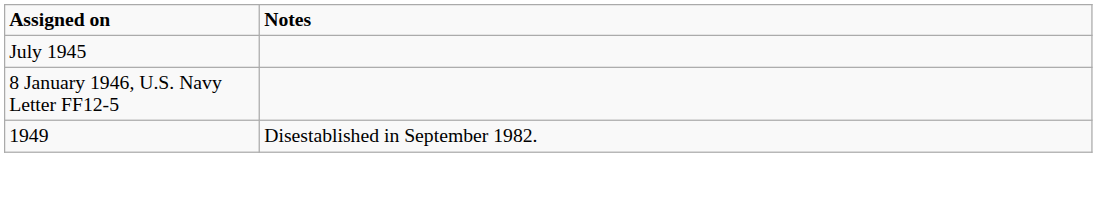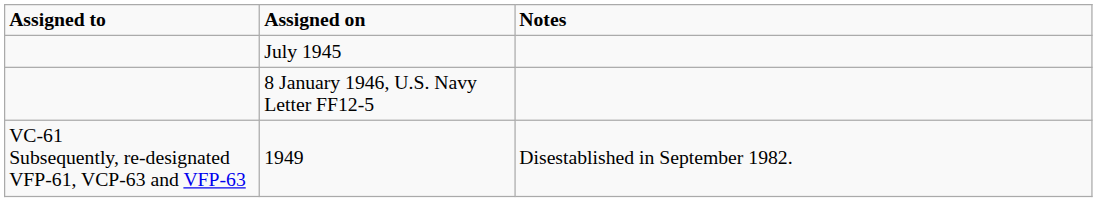+ column: (58, 20)
